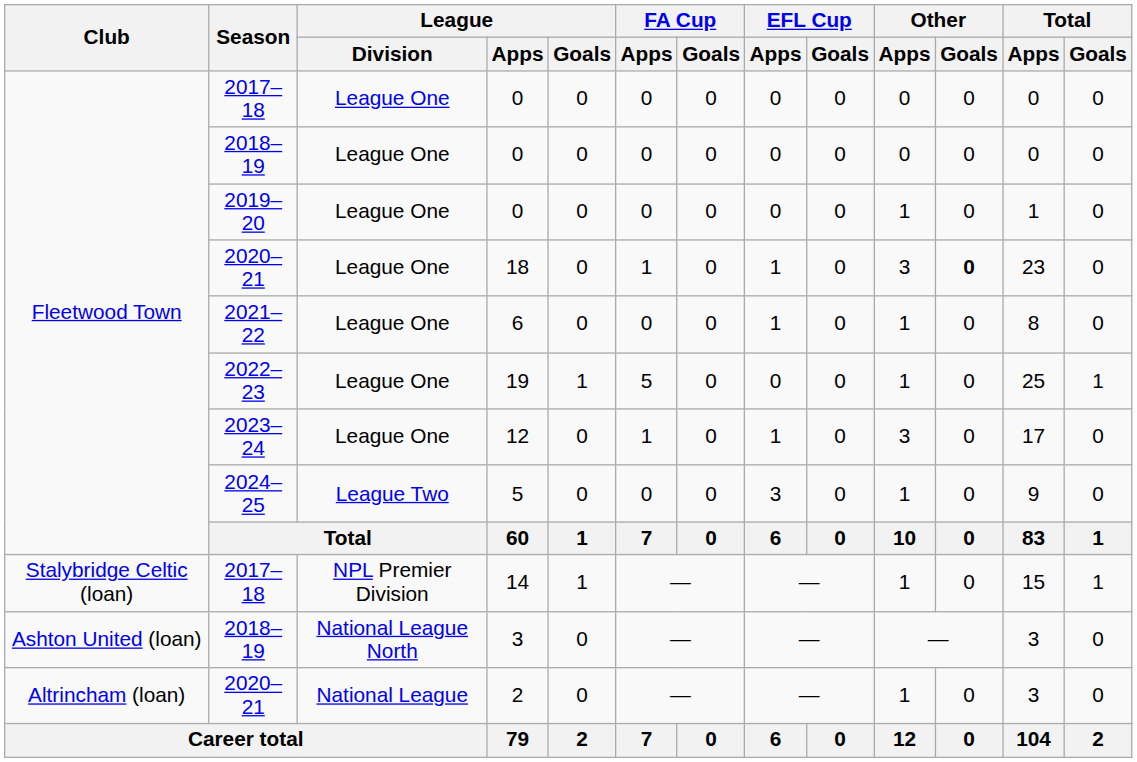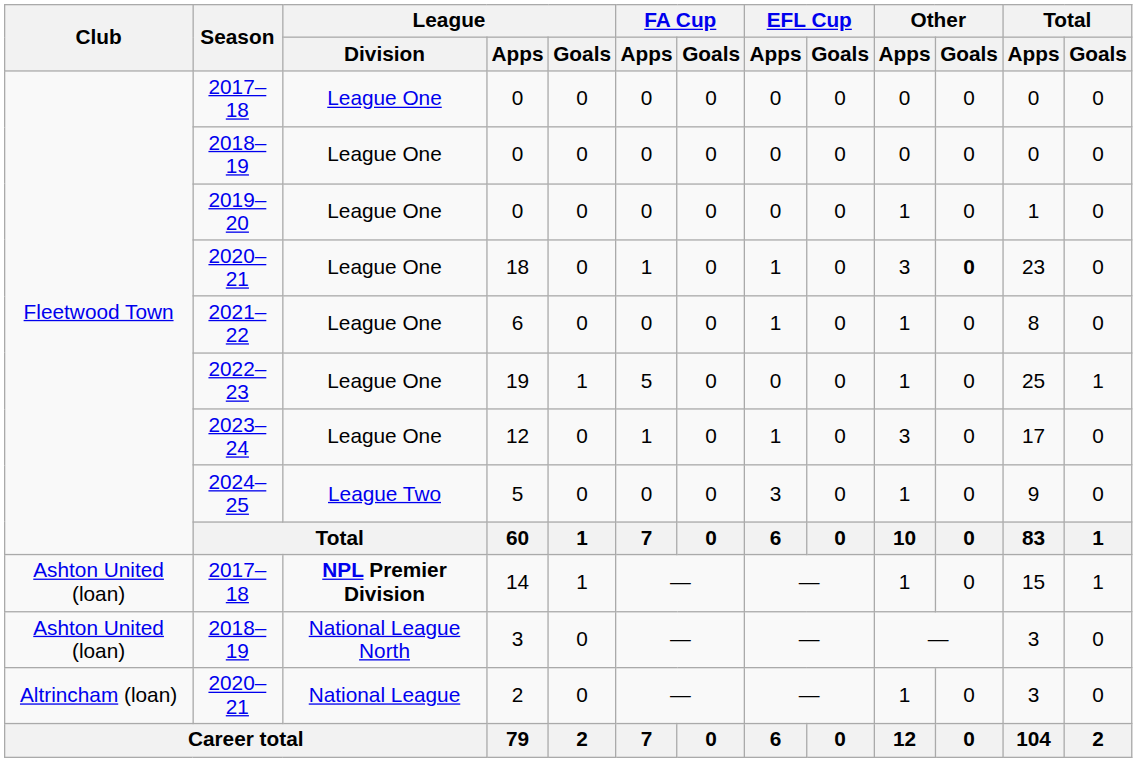(107, 582) Stalybridge Celtic (loan) -> (99, 582) Ashton United (loan)
(392, 582) normal -> (385, 582) bold
